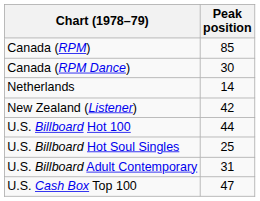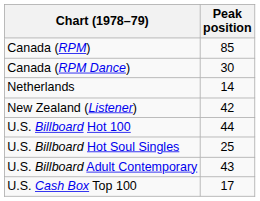(227, 166) 31 -> (227, 166) 43
(227, 186) 47 -> (227, 186) 17
